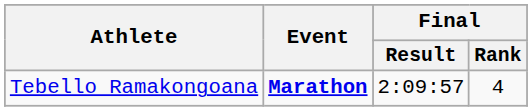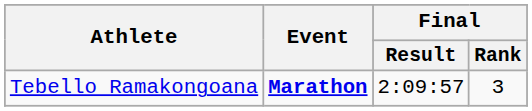(498, 88) 4 -> (498, 88) 3
